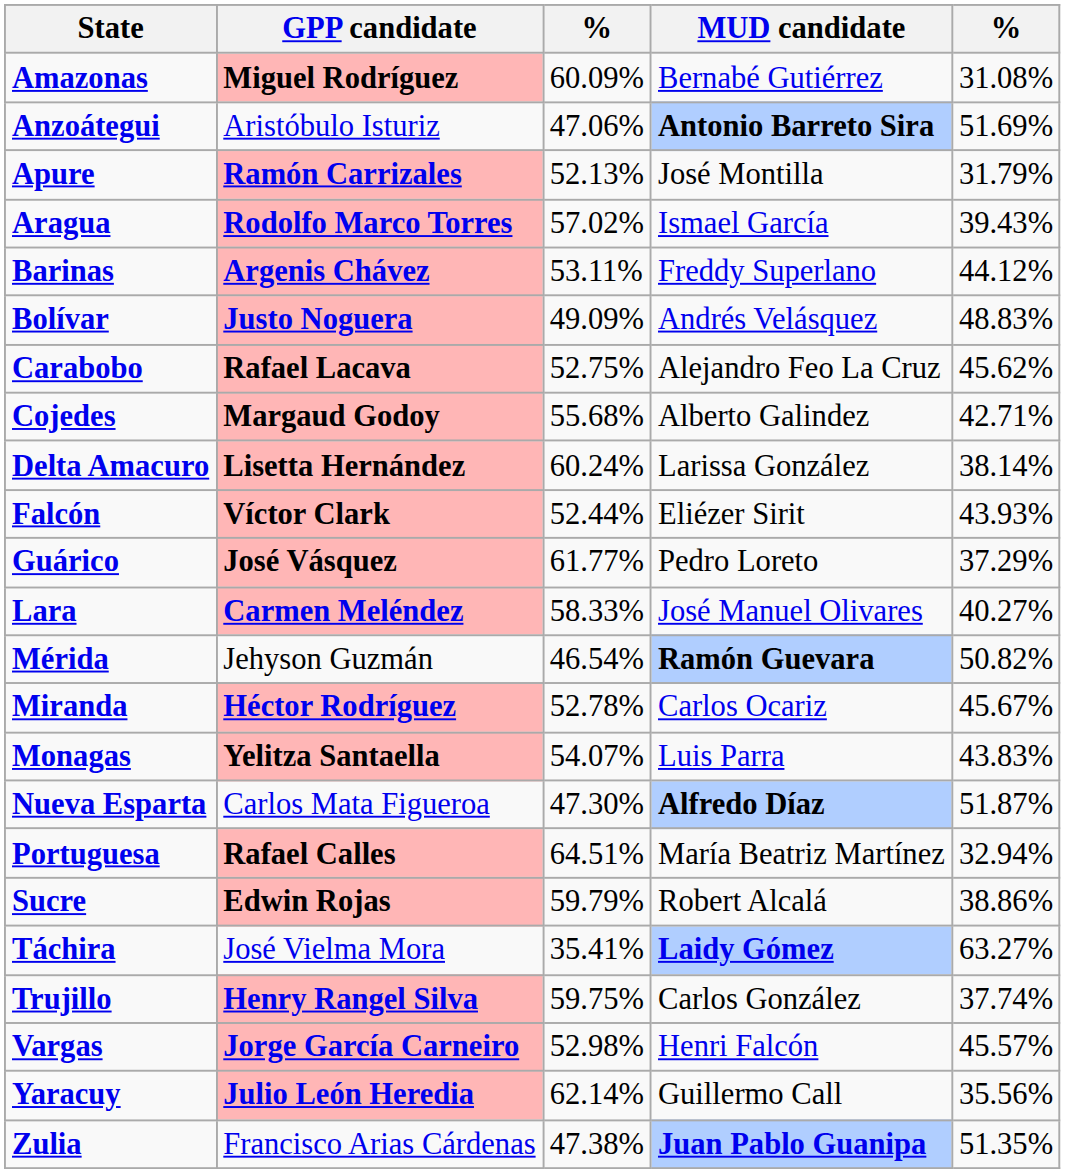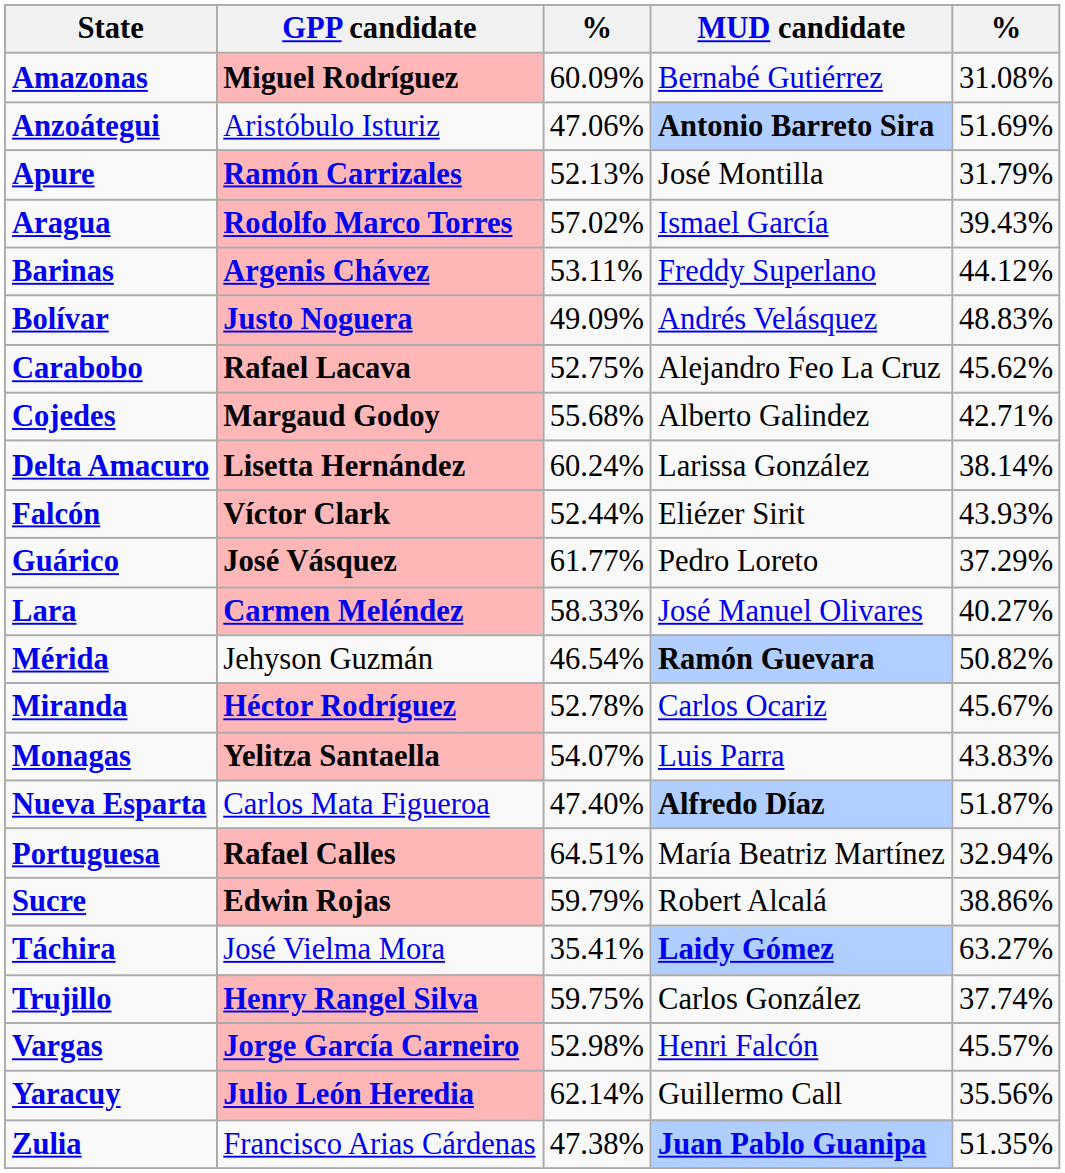(597, 804) 47.30% -> (597, 804) 47.40%
